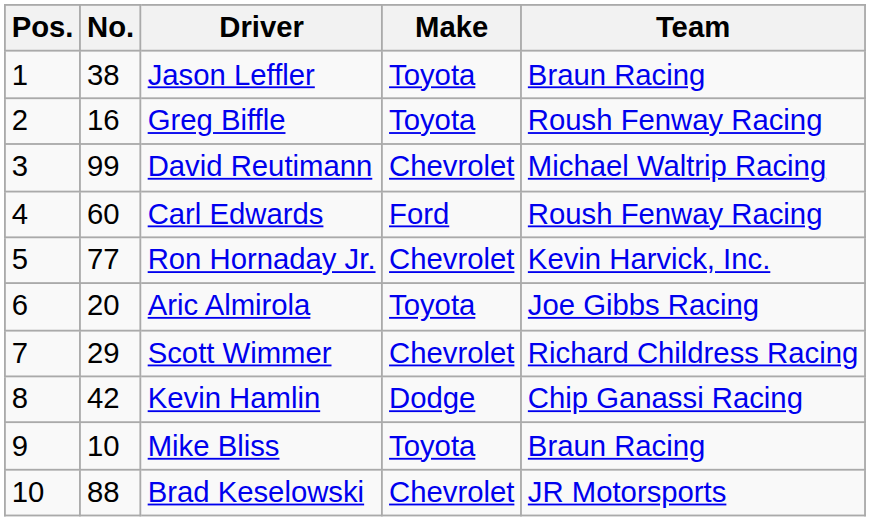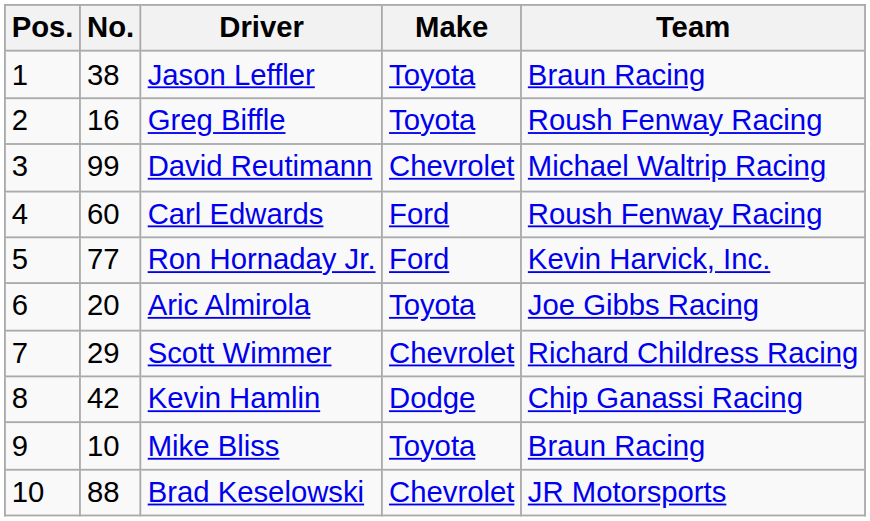(452, 259) Chevrolet -> (419, 259) Ford
